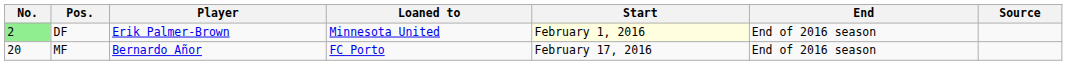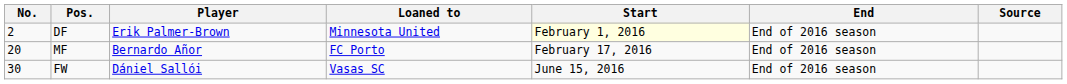(11, 33) lightgreen background -> (11, 33) no background
+ row: (61, 70)
